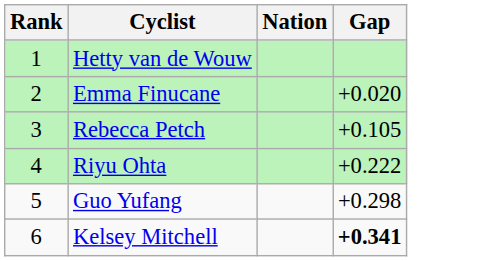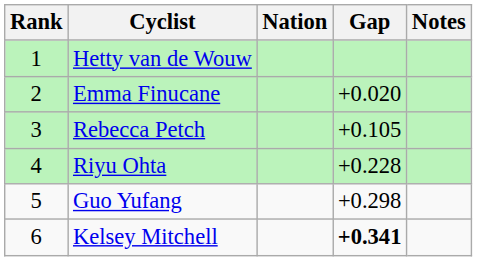+ column: (439, 22)
(370, 165) +0.222 -> (370, 165) +0.228
